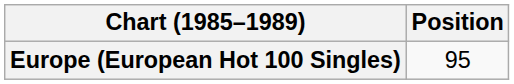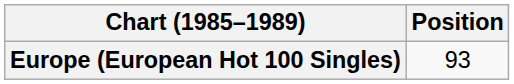(458, 60) 95 -> (458, 60) 93
